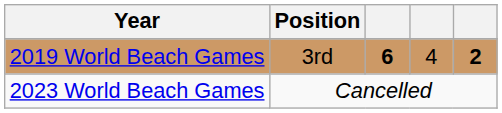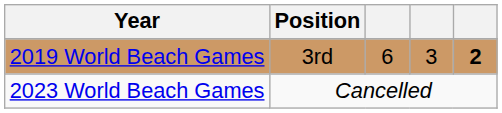(387, 56) bold -> (387, 56) normal
(431, 56) 4 -> (431, 56) 3
